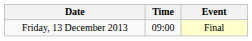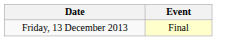- column: (163, 12)
